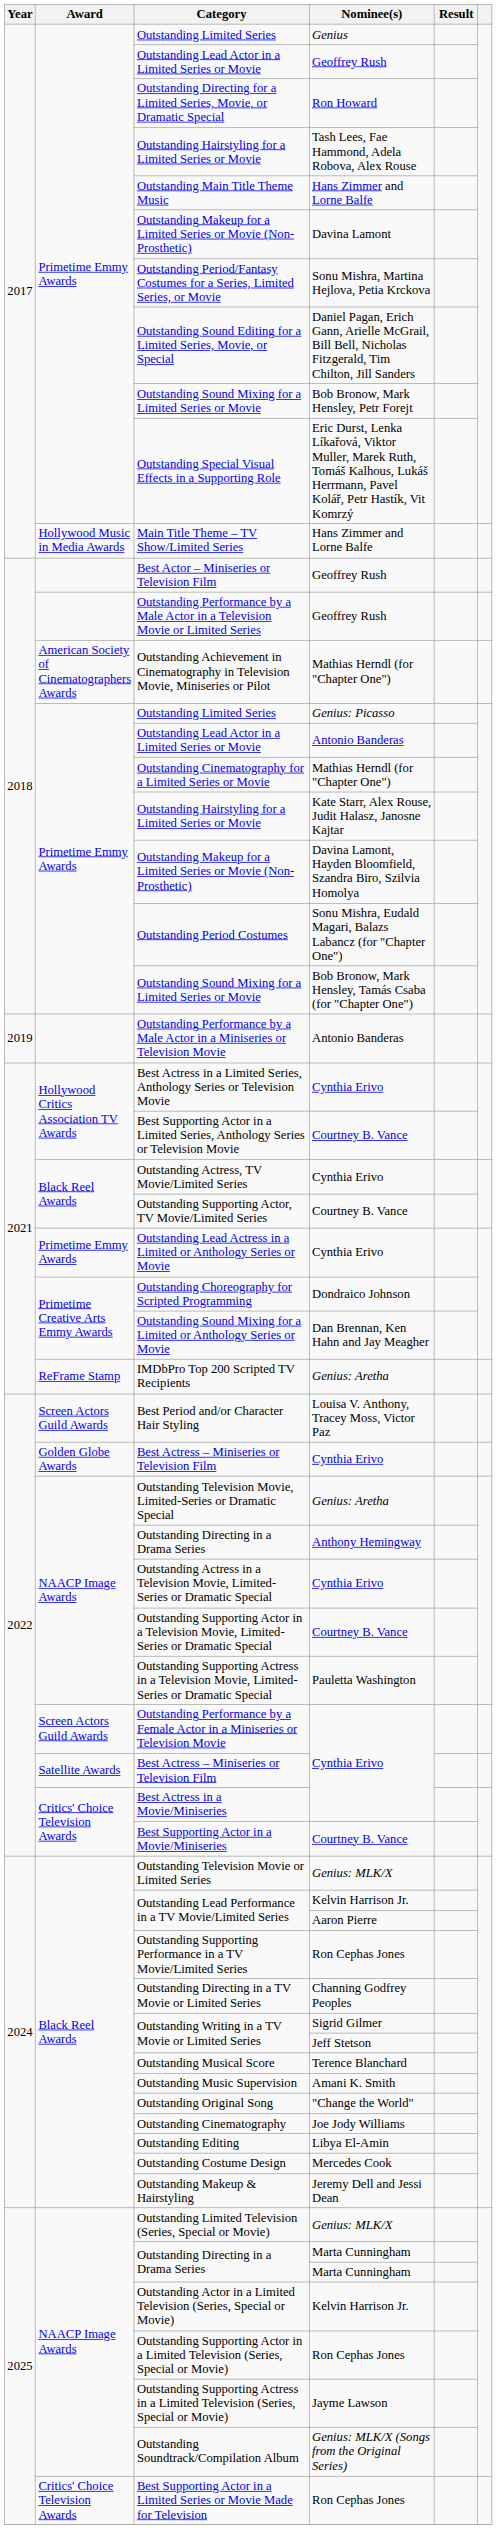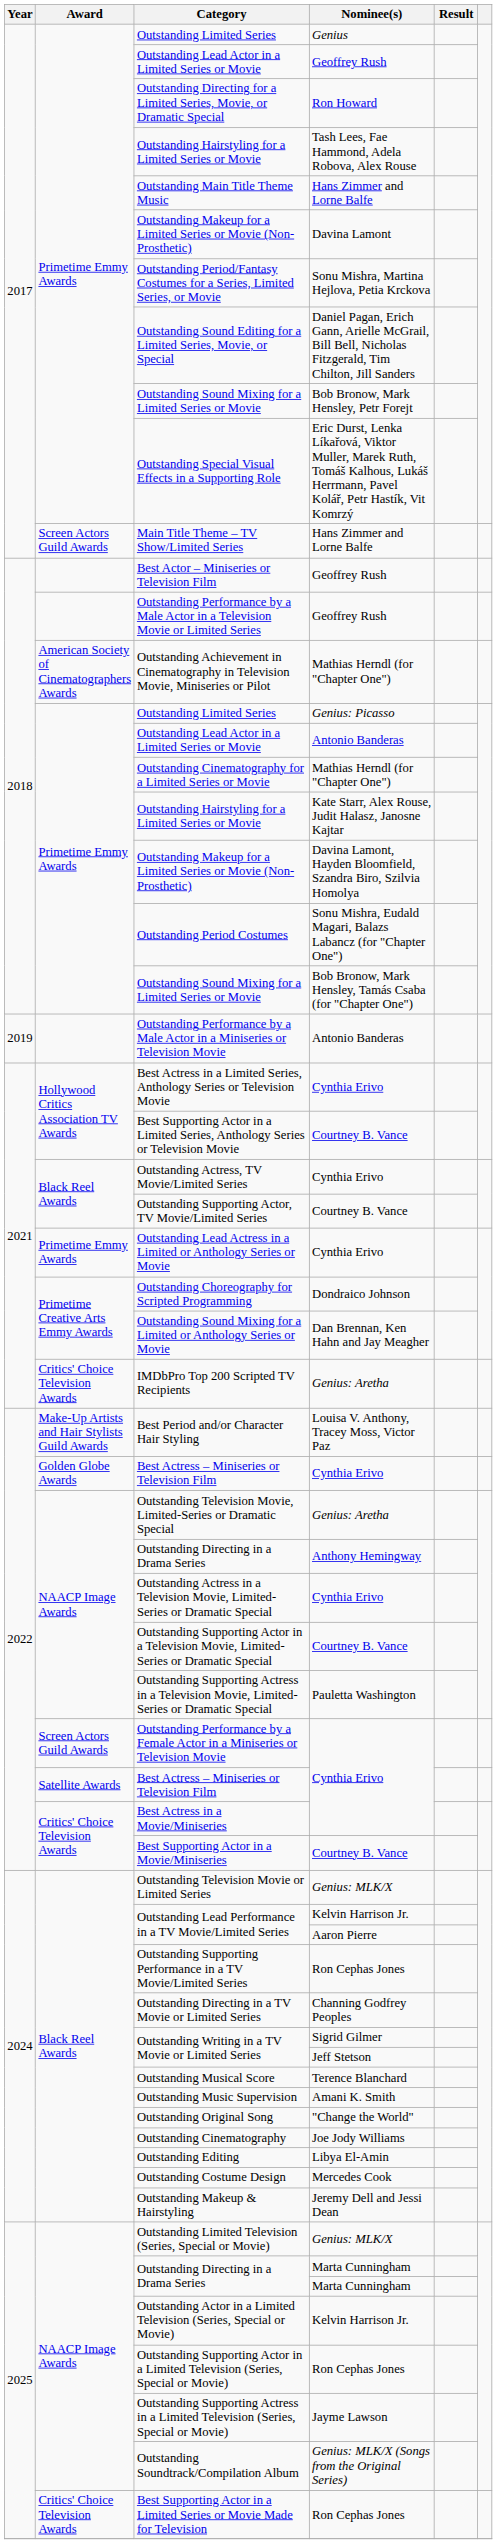(84, 540) Hollywood Music in Media Awards -> (74, 540) Screen Actors Guild Awards
(79, 1376) ReFrame Stamp -> (76, 1383) Critics' Choice Television Awards
(74, 1418) Screen Actors Guild Awards -> (81, 1432) Make-Up Artists and Hair Stylists Guild Awards
